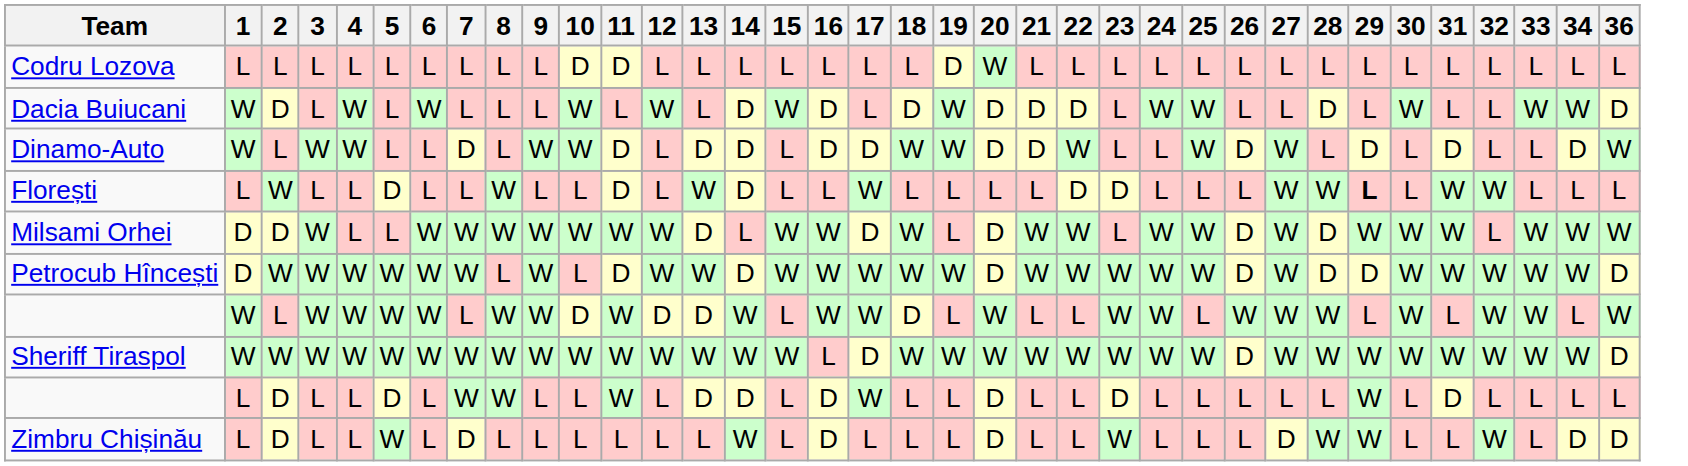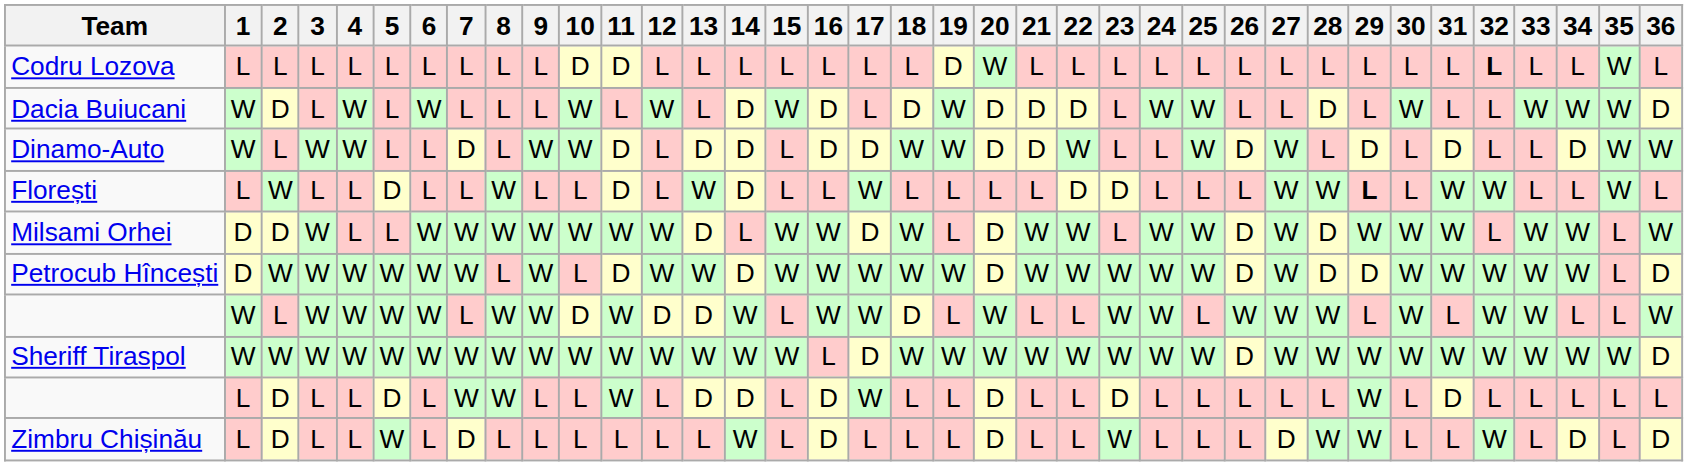+ column: (1619, 25)
(1494, 67) normal -> (1494, 67) bold
